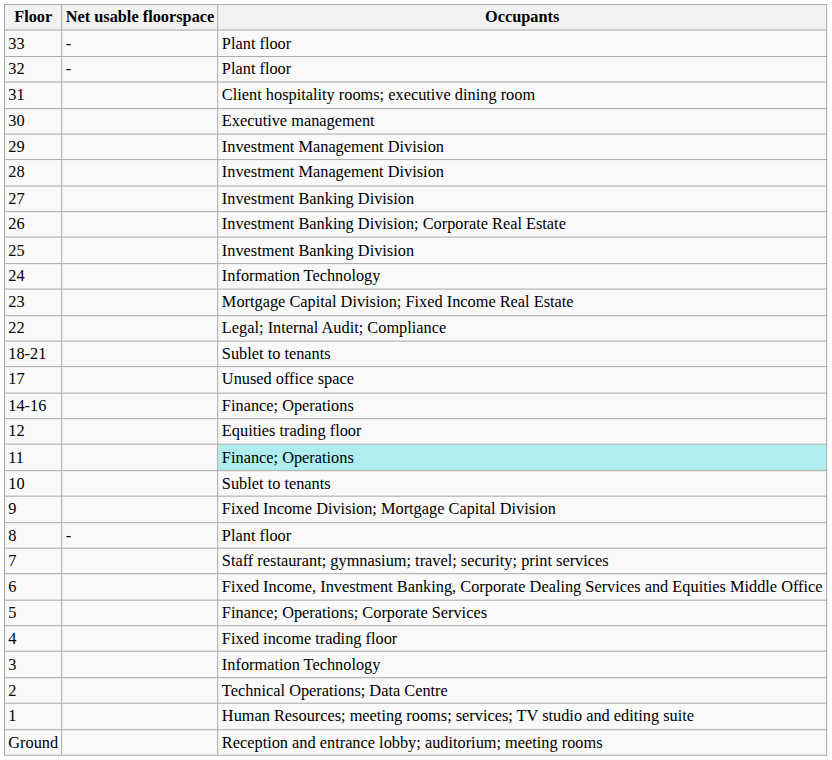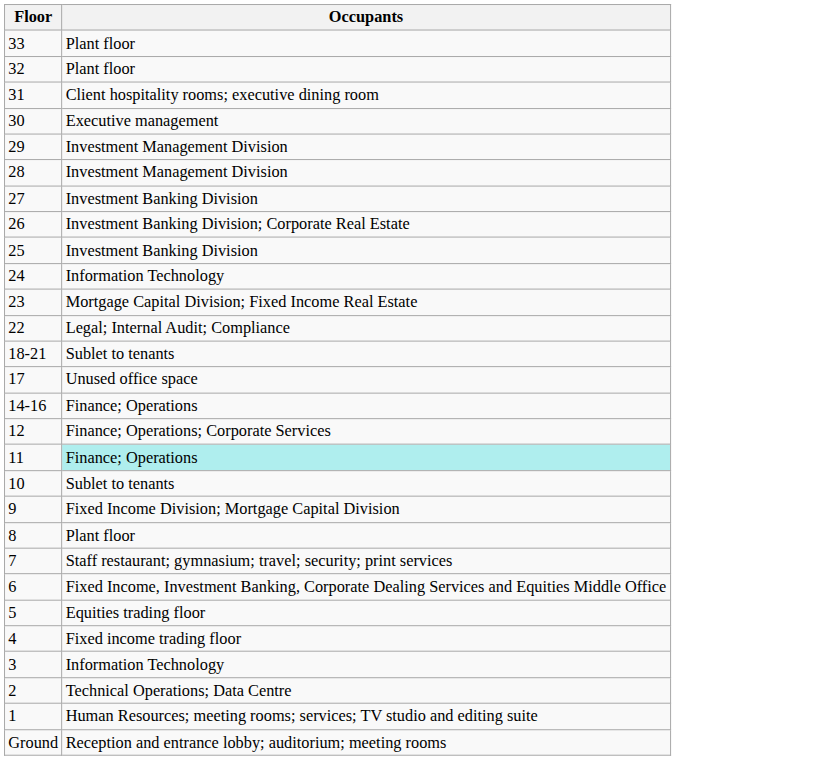- column: (140, 17)
(292, 431) Equities trading floor -> (198, 431) Finance; Operations; Corporate Services
(354, 612) Finance; Operations; Corporate Services -> (135, 612) Equities trading floor
